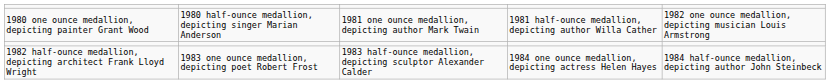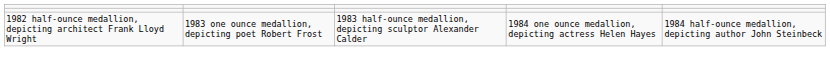- row: (78, 25)
